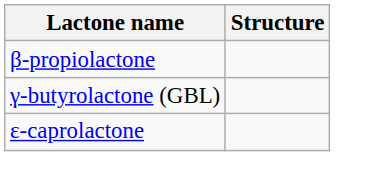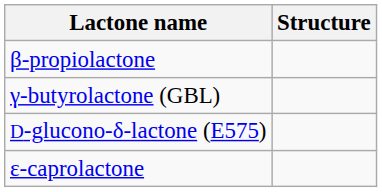+ row: (138, 131)
